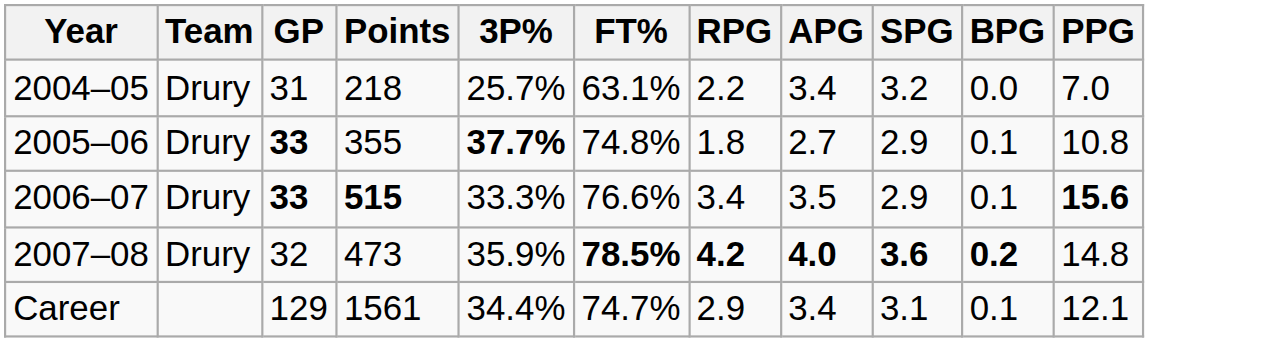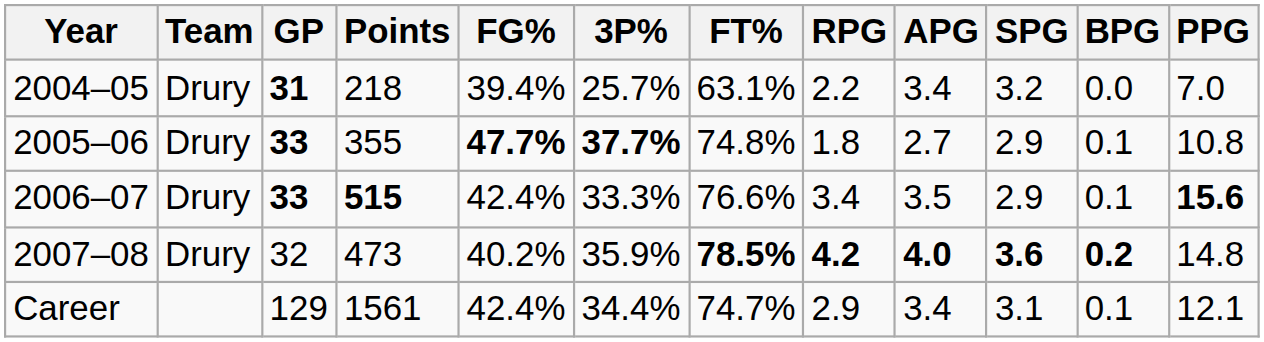+ column: (516, 32)
(289, 87) normal -> (289, 87) bold
